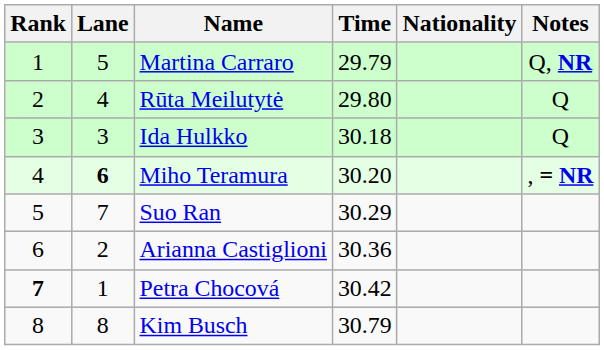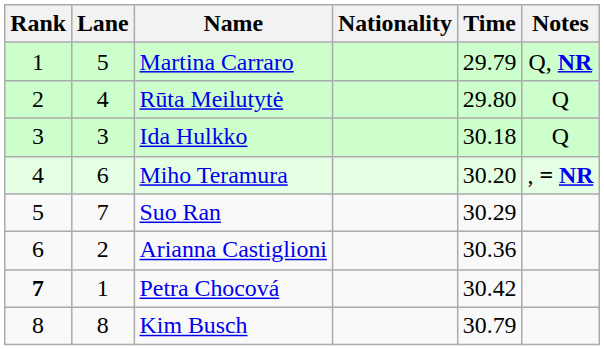columns swapped: (460, 23) <-> (365, 23)
(103, 174) bold -> (103, 174) normal
